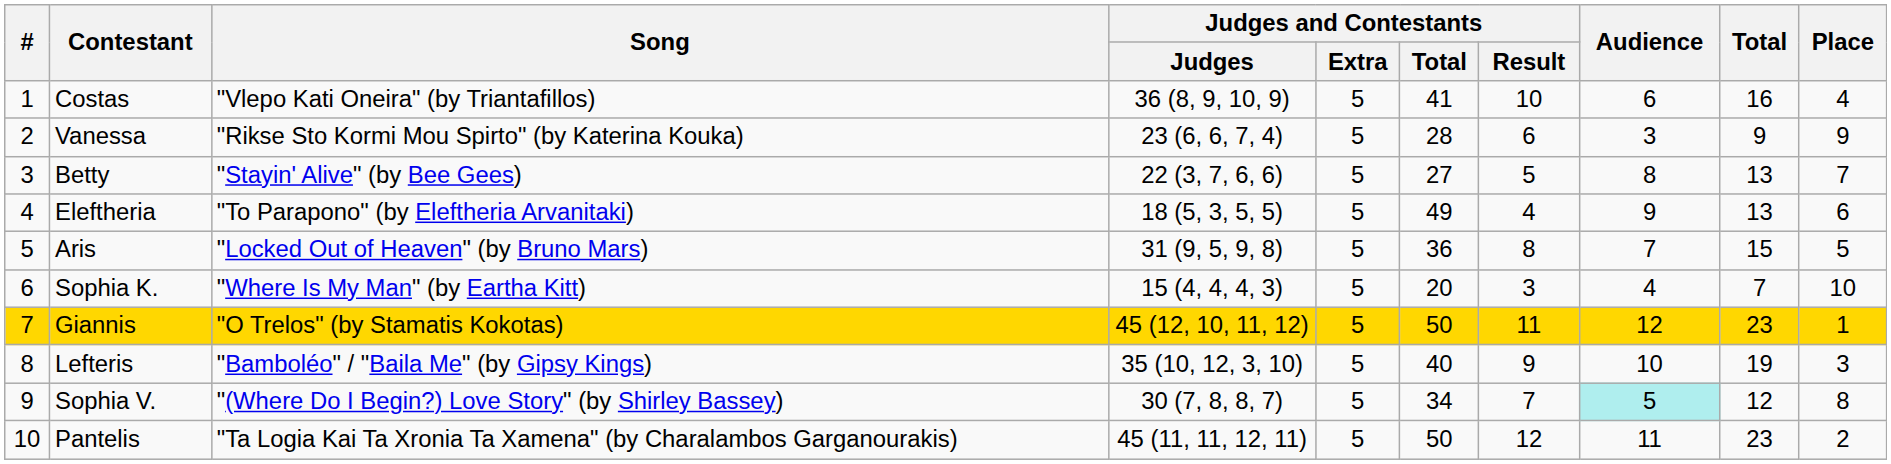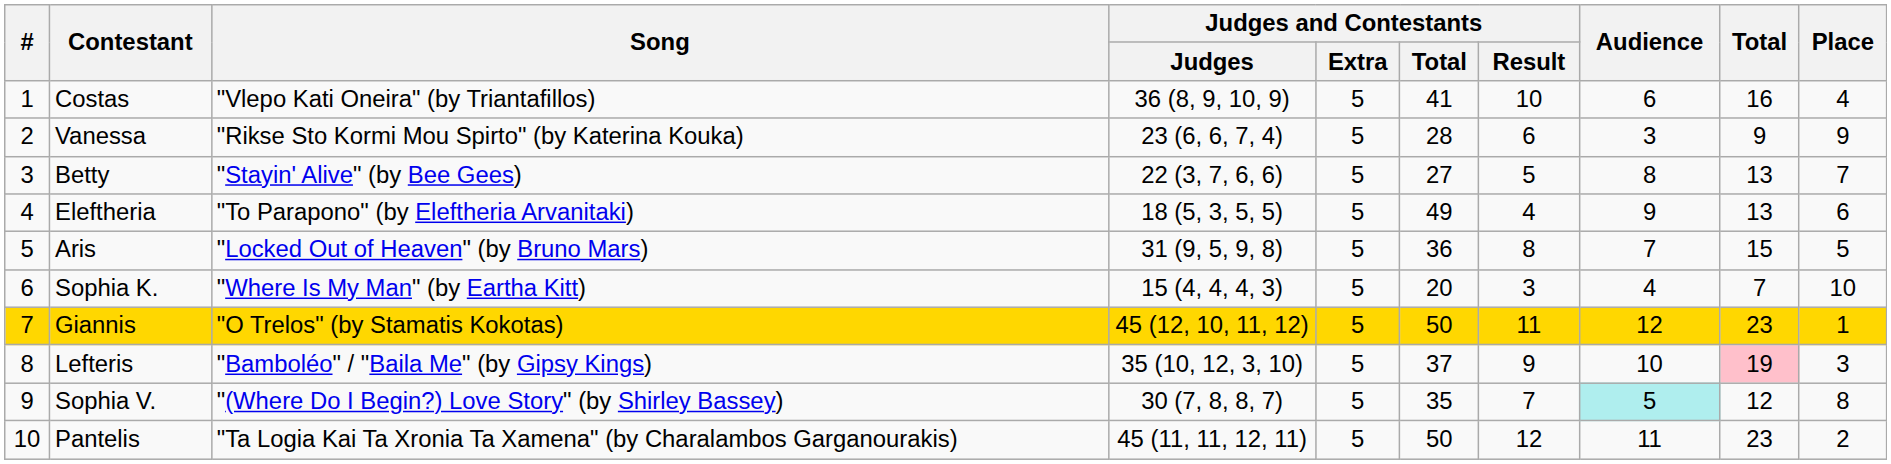(1439, 363) 40 -> (1439, 363) 37
(1760, 363) no background -> (1760, 363) pink background
(1439, 401) 34 -> (1439, 401) 35
